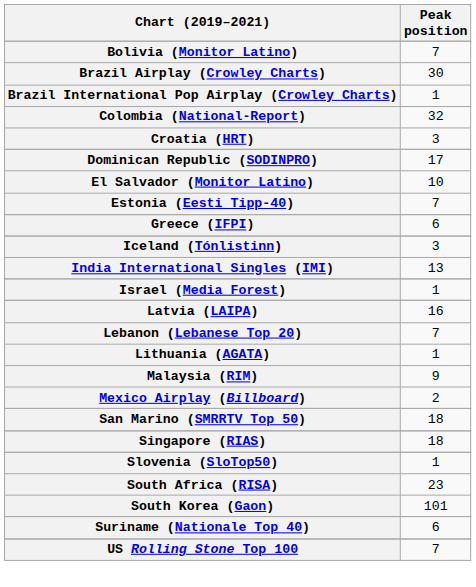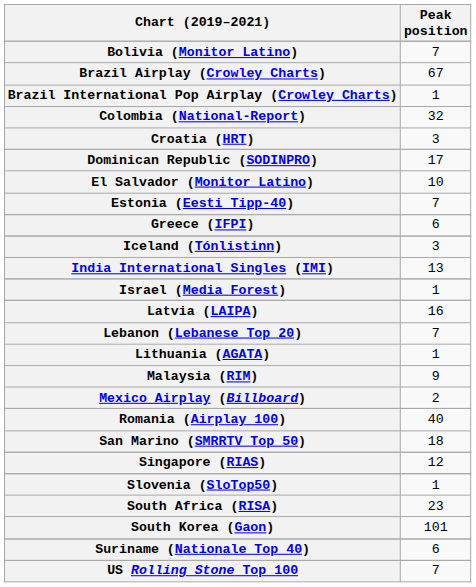(436, 74) 30 -> (436, 74) 67
+ row: (203, 420)
(436, 441) 18 -> (436, 463) 12
